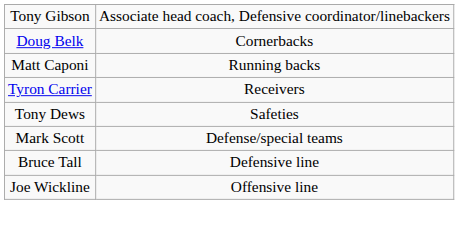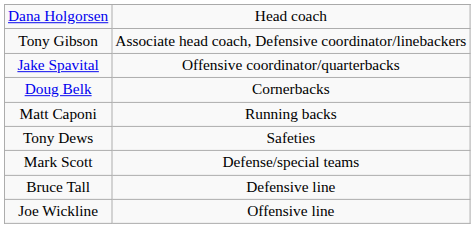+ row: (58, 16)
+ row: (58, 65)
- row: (50, 89)
